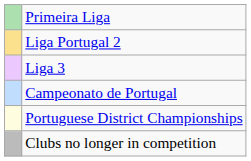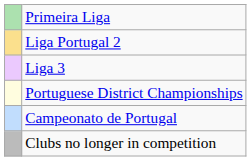rows swapped: (101, 93) <-> (134, 118)
